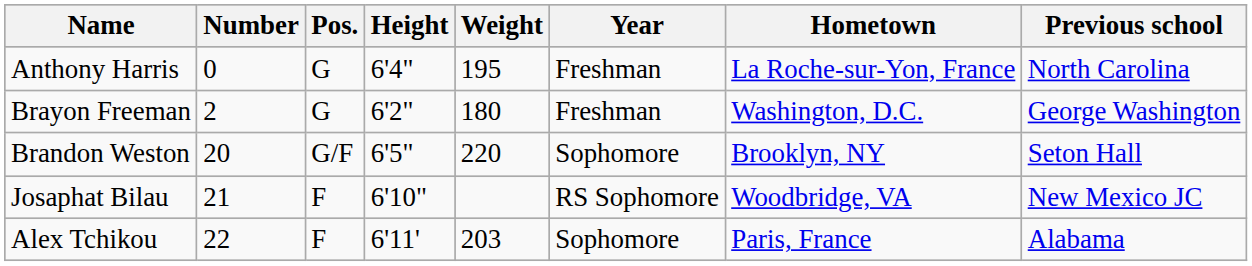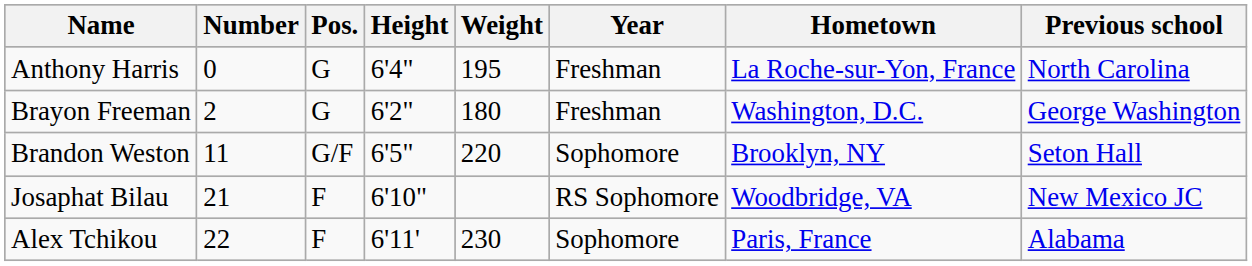(217, 153) 20 -> (216, 153) 11
(481, 238) 203 -> (481, 238) 230
